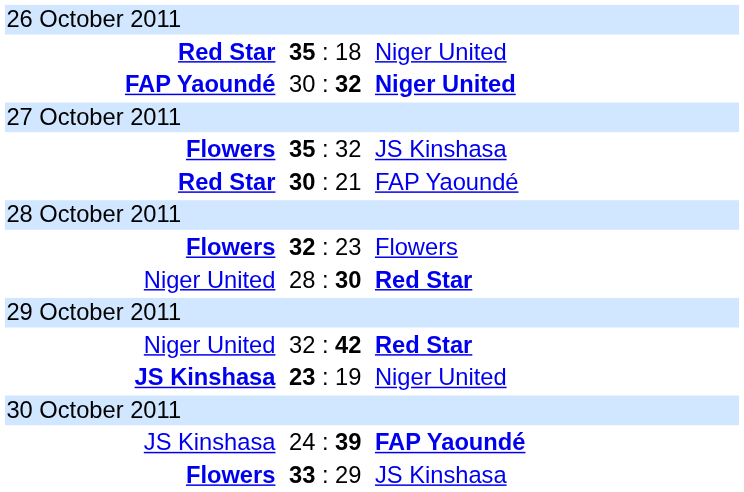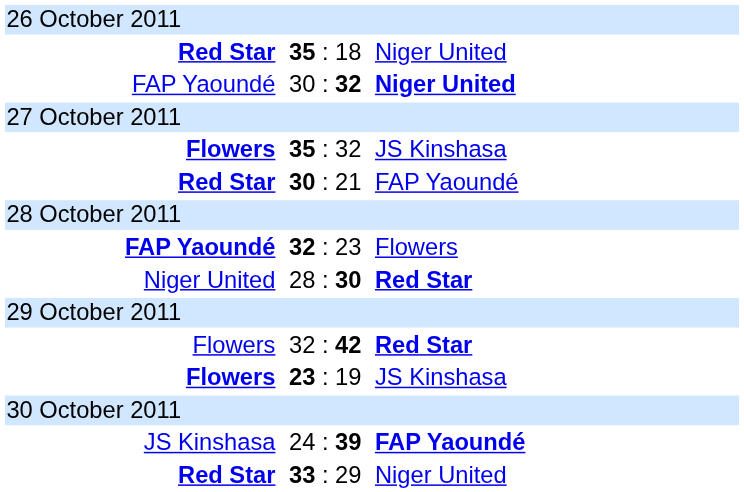(200, 84) bold -> (204, 84) normal
(231, 247) Flowers -> (200, 247) FAP Yaoundé
(210, 345) Niger United -> (234, 345) Flowers
(205, 377) JS Kinshasa -> (231, 377) Flowers
(441, 377) Niger United -> (441, 377) JS Kinshasa
(231, 475) Flowers -> (227, 475) Red Star
(441, 475) JS Kinshasa -> (441, 475) Niger United
